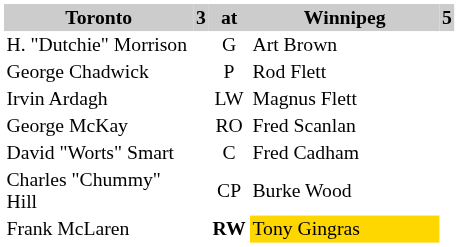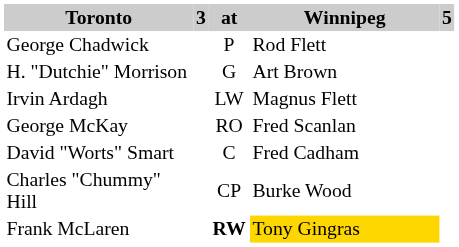rows swapped: (97, 44) <-> (78, 71)
